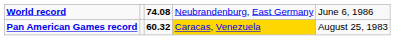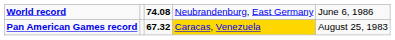(158, 27) 60.32 -> (158, 27) 67.32
